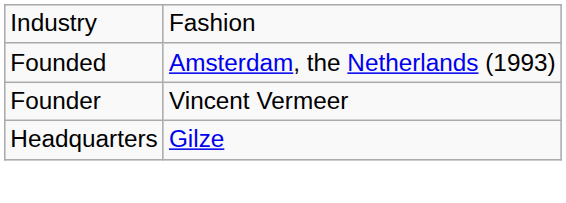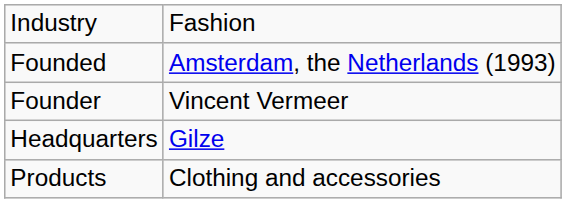+ row: (58, 178)
